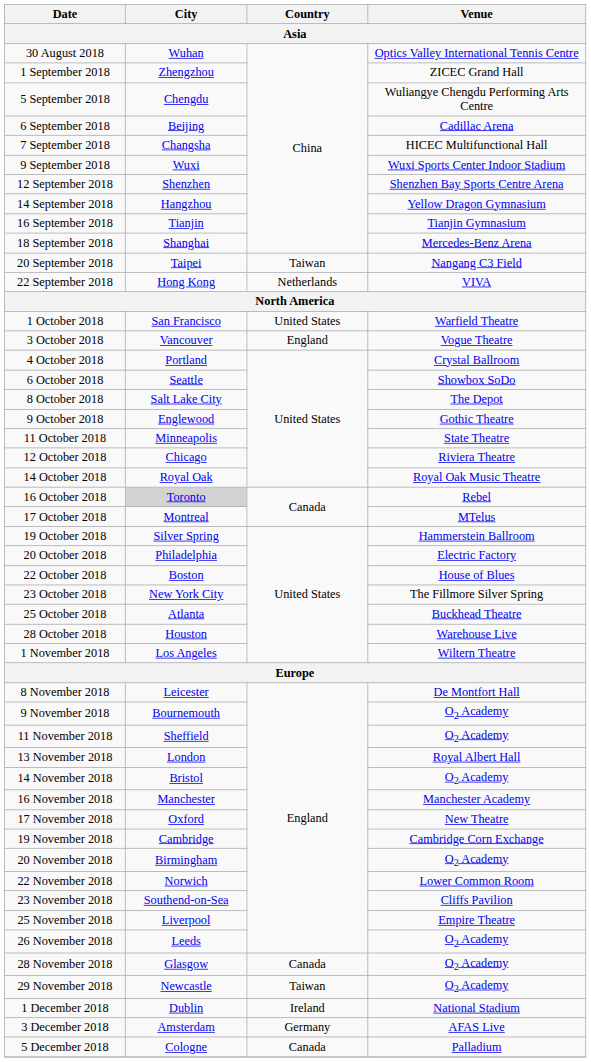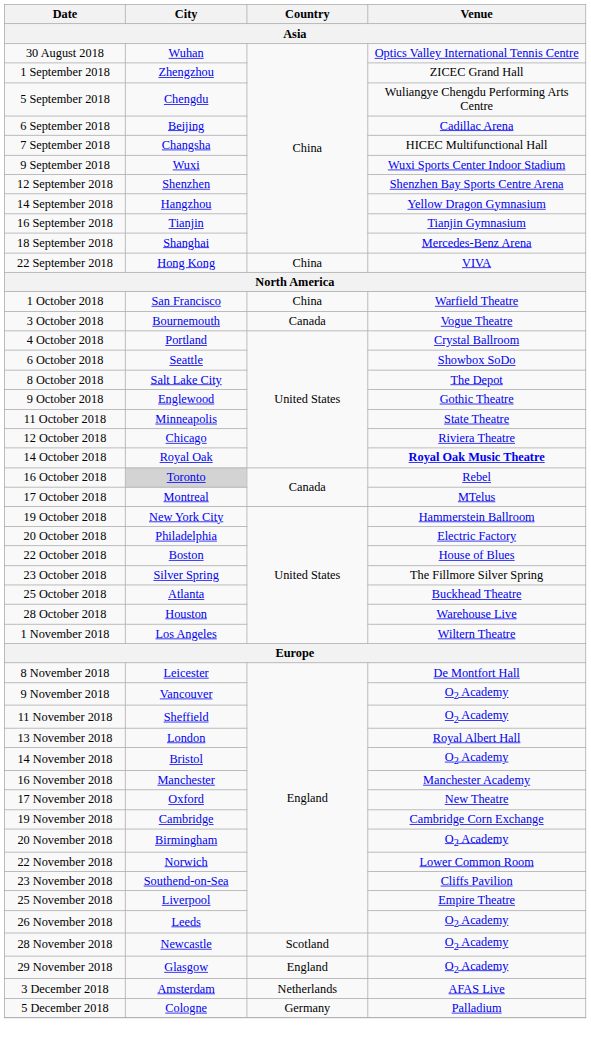- row: (65, 262)
(307, 282) Netherlands -> (307, 262) China
(307, 321) United States -> (307, 301) China
(186, 340) Vancouver -> (186, 321) Bournemouth
(307, 340) England -> (307, 321) Canada
(477, 477) normal -> (477, 457) bold
(186, 536) Silver Spring -> (186, 516) New York City
(186, 594) New York City -> (186, 575) Silver Spring
(186, 713) Bournemouth -> (186, 694) Vancouver
(186, 964) Glasgow -> (186, 944) Newcastle
(307, 964) Canada -> (307, 944) Scotland
(186, 986) Newcastle -> (186, 967) Glasgow
(307, 986) Taiwan -> (307, 967) England
- row: (65, 1008)
(307, 1027) Germany -> (307, 988) Netherlands
(307, 1047) Canada -> (307, 1008) Germany
